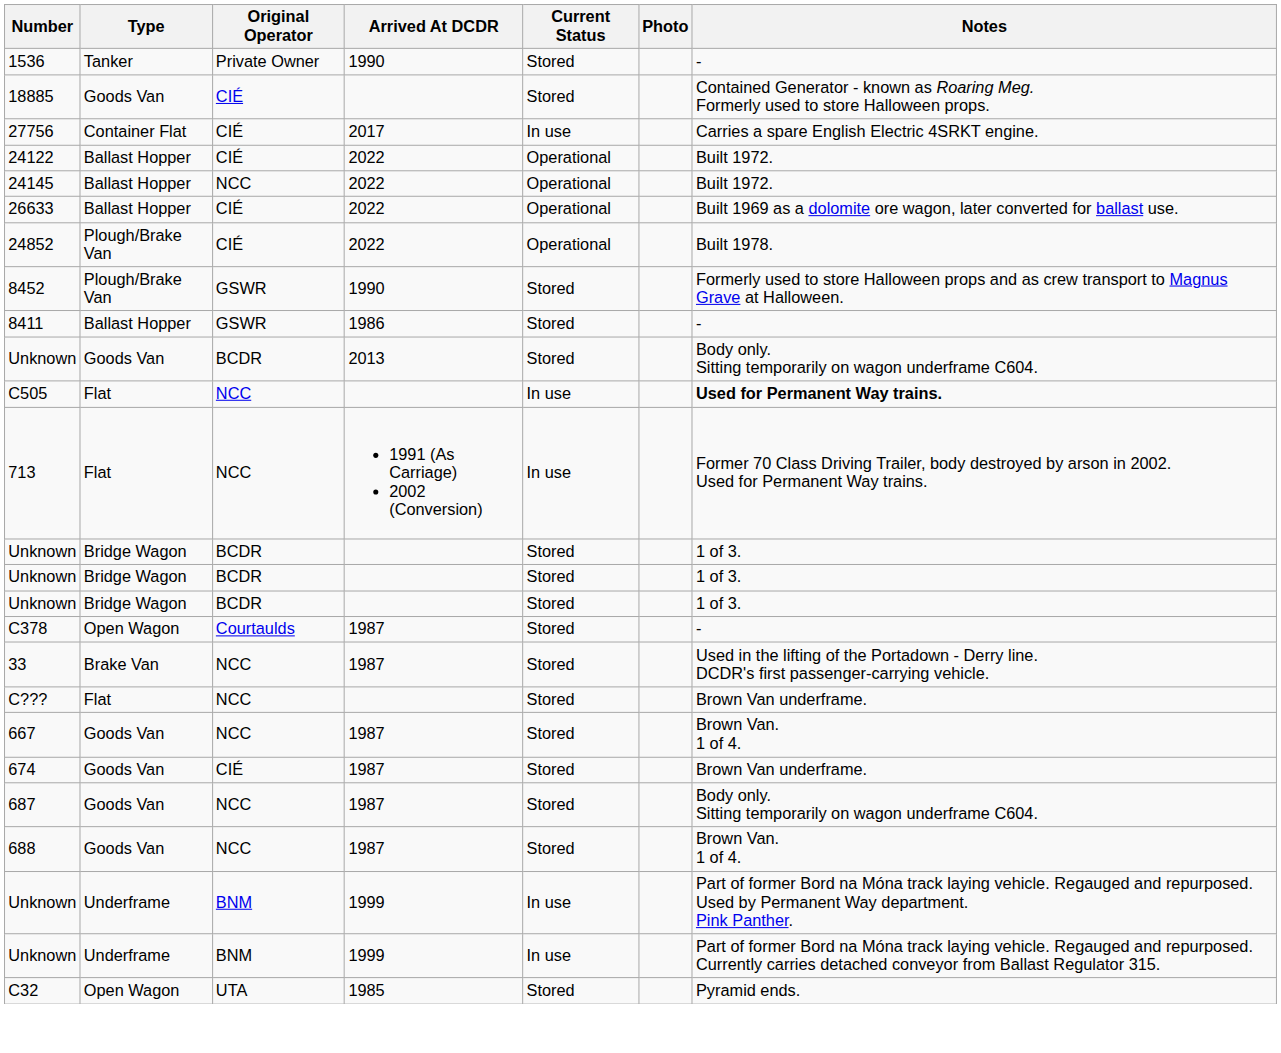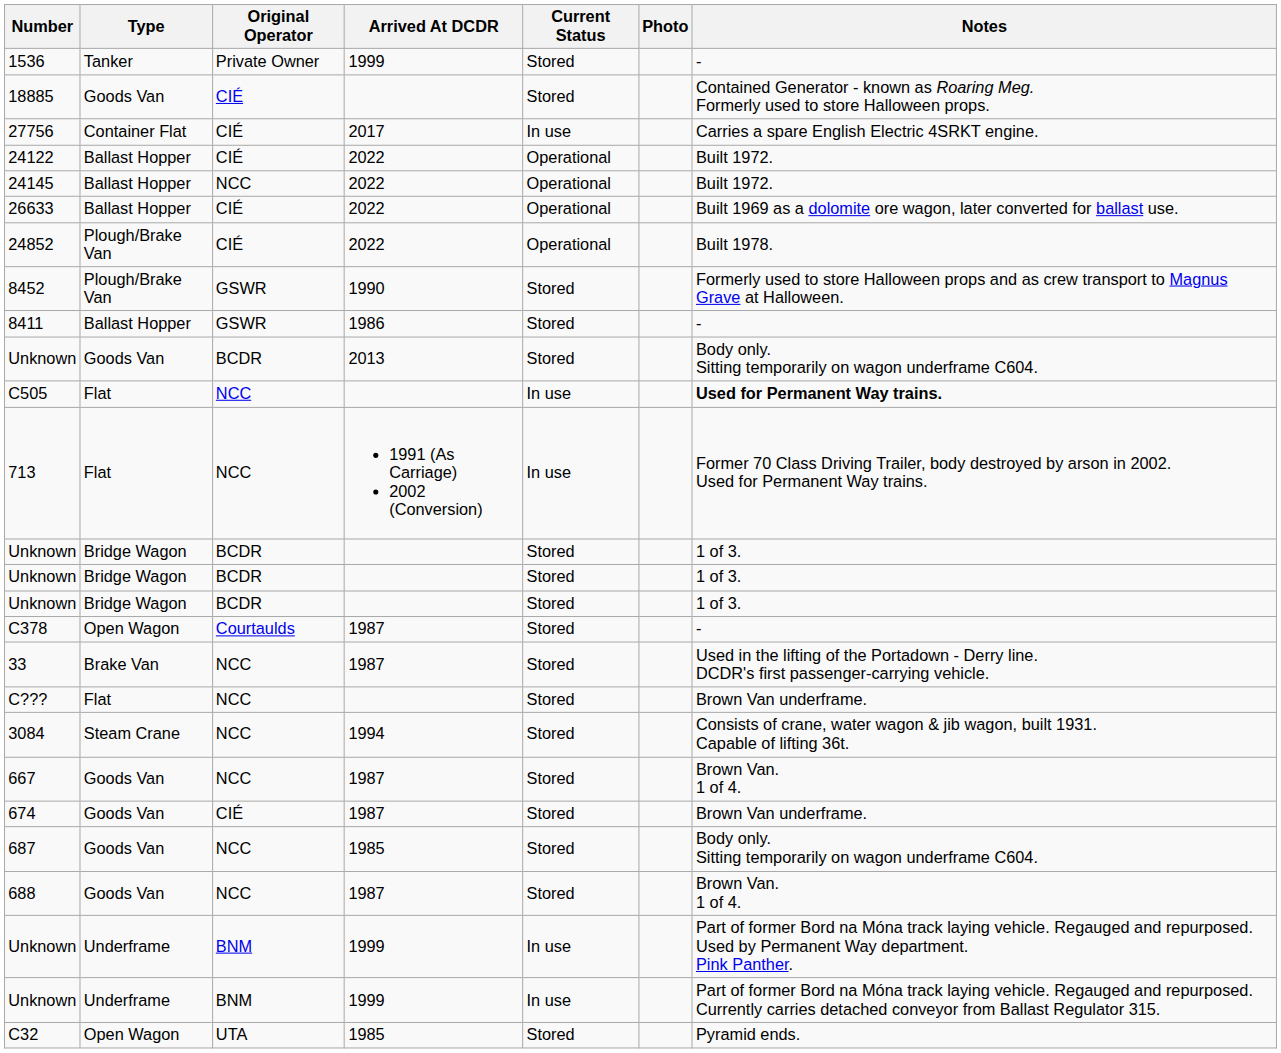(367, 61) 1990 -> (367, 61) 1999
+ row: (26, 734)
(367, 804) 1987 -> (367, 848) 1985
